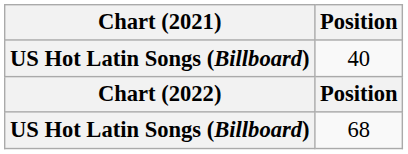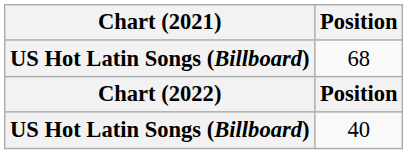rows swapped: (359, 129) <-> (359, 58)
